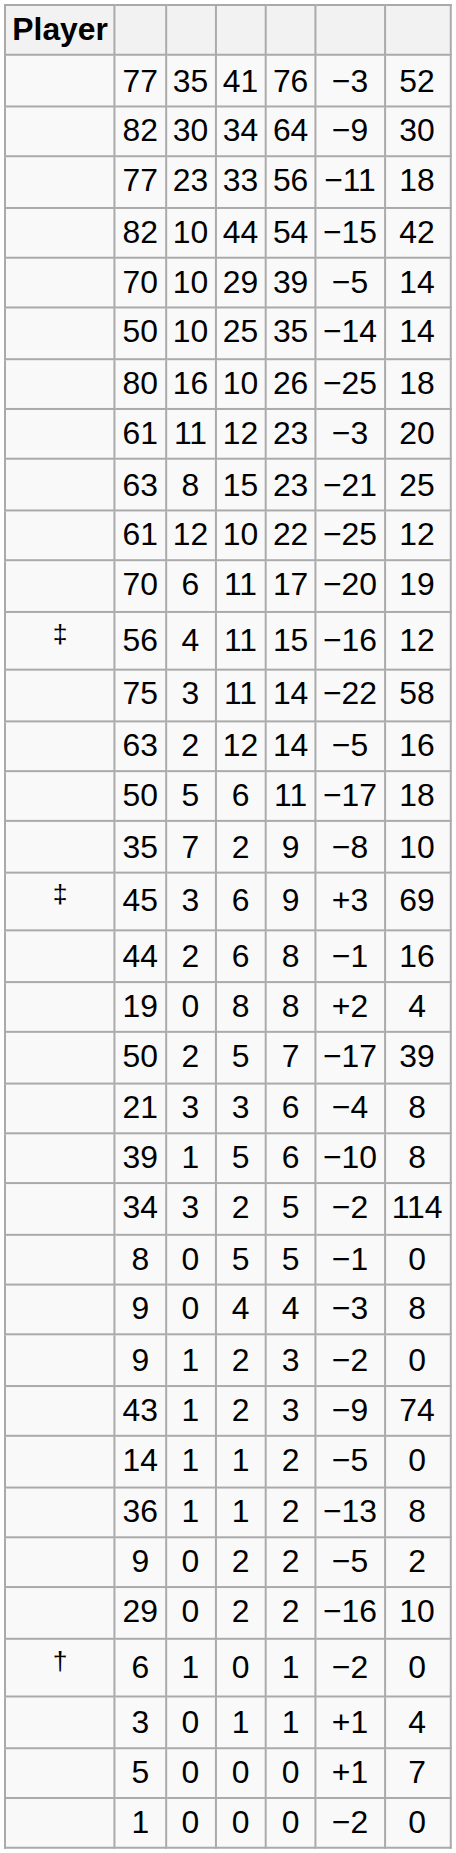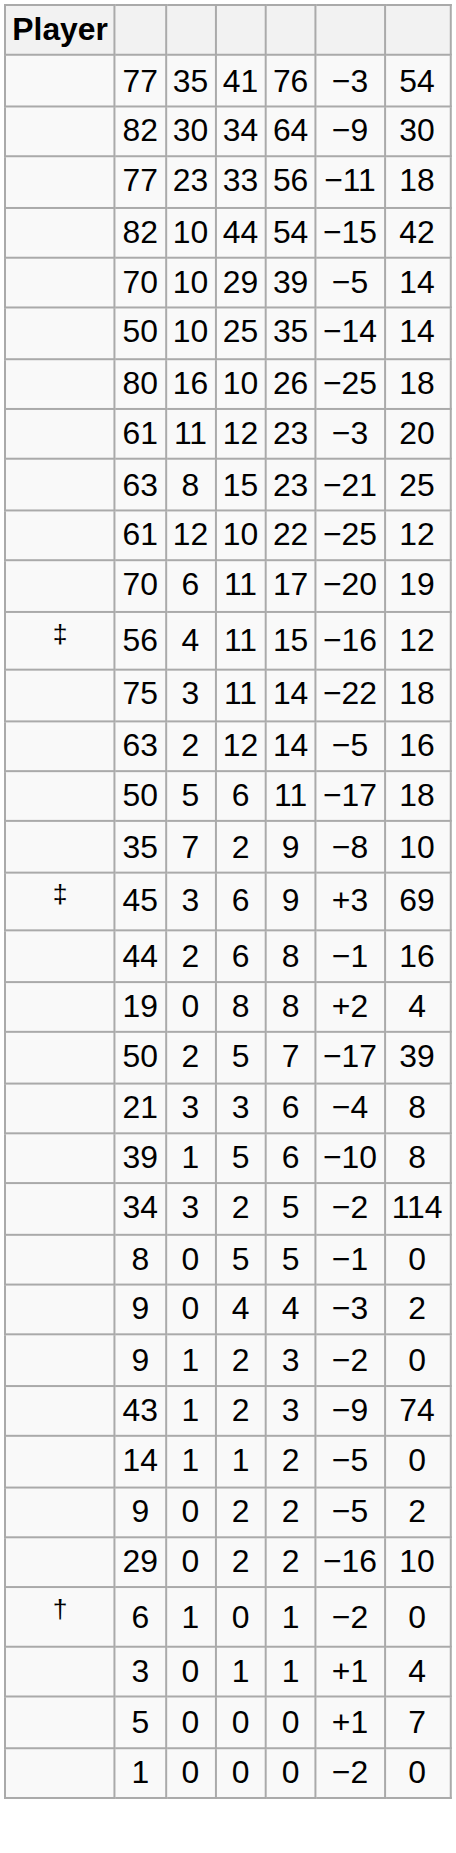(417, 80) 52 -> (417, 80) 54
(417, 694) 58 -> (417, 694) 18
(417, 1309) 8 -> (417, 1309) 2
- row: (140, 1511)
